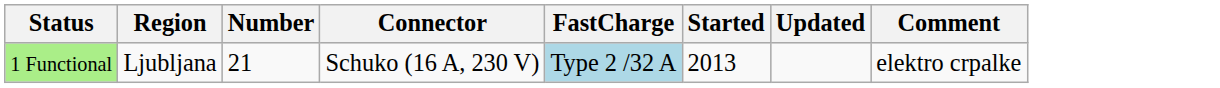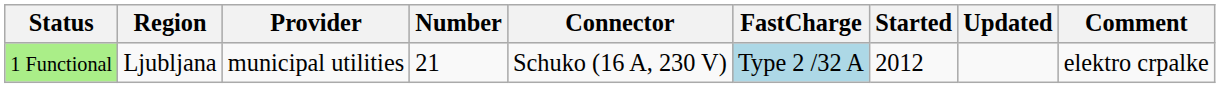+ column: (316, 23)
(712, 62) 2013 -> (899, 62) 2012
